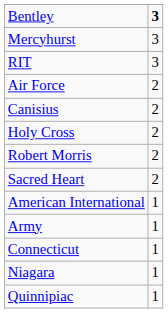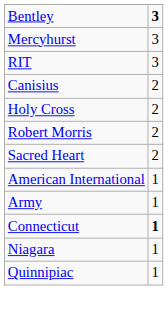- row: (36, 86)
(155, 249) normal -> (155, 226) bold
